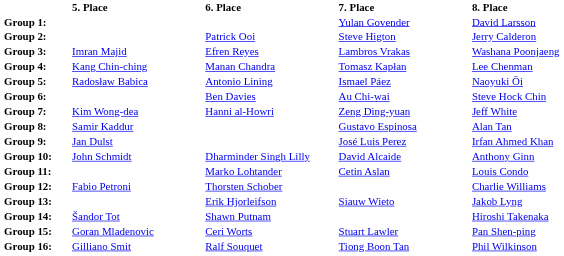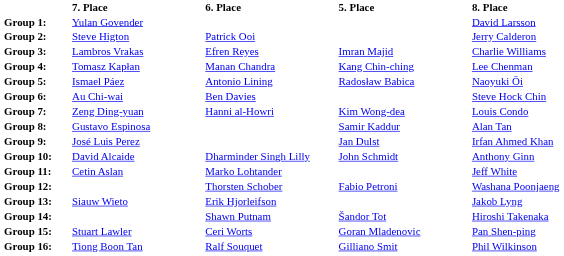columns swapped: (90, 7) <-> (356, 7)
(516, 52) Washana Poonjaeng -> (509, 52) Charlie Williams
(494, 112) Jeff White -> (500, 112) Louis Condo
(500, 171) Louis Condo -> (494, 171) Jeff White
(509, 186) Charlie Williams -> (516, 186) Washana Poonjaeng
